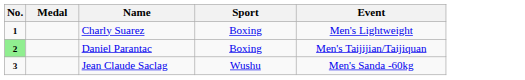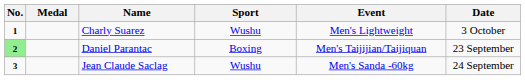+ column: (483, 13)
(245, 30) Boxing -> (245, 30) Wushu
